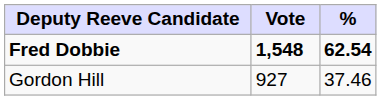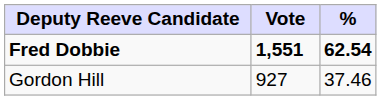(280, 49) 1,548 -> (280, 49) 1,551
